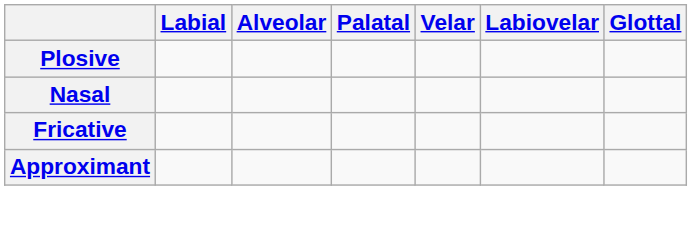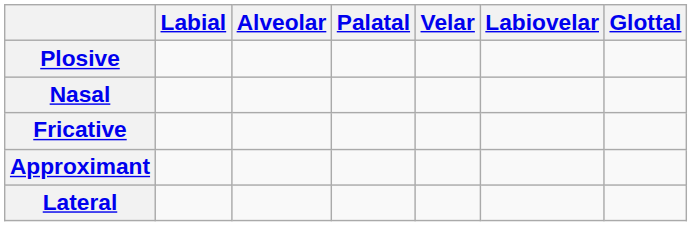+ row: (80, 202)
